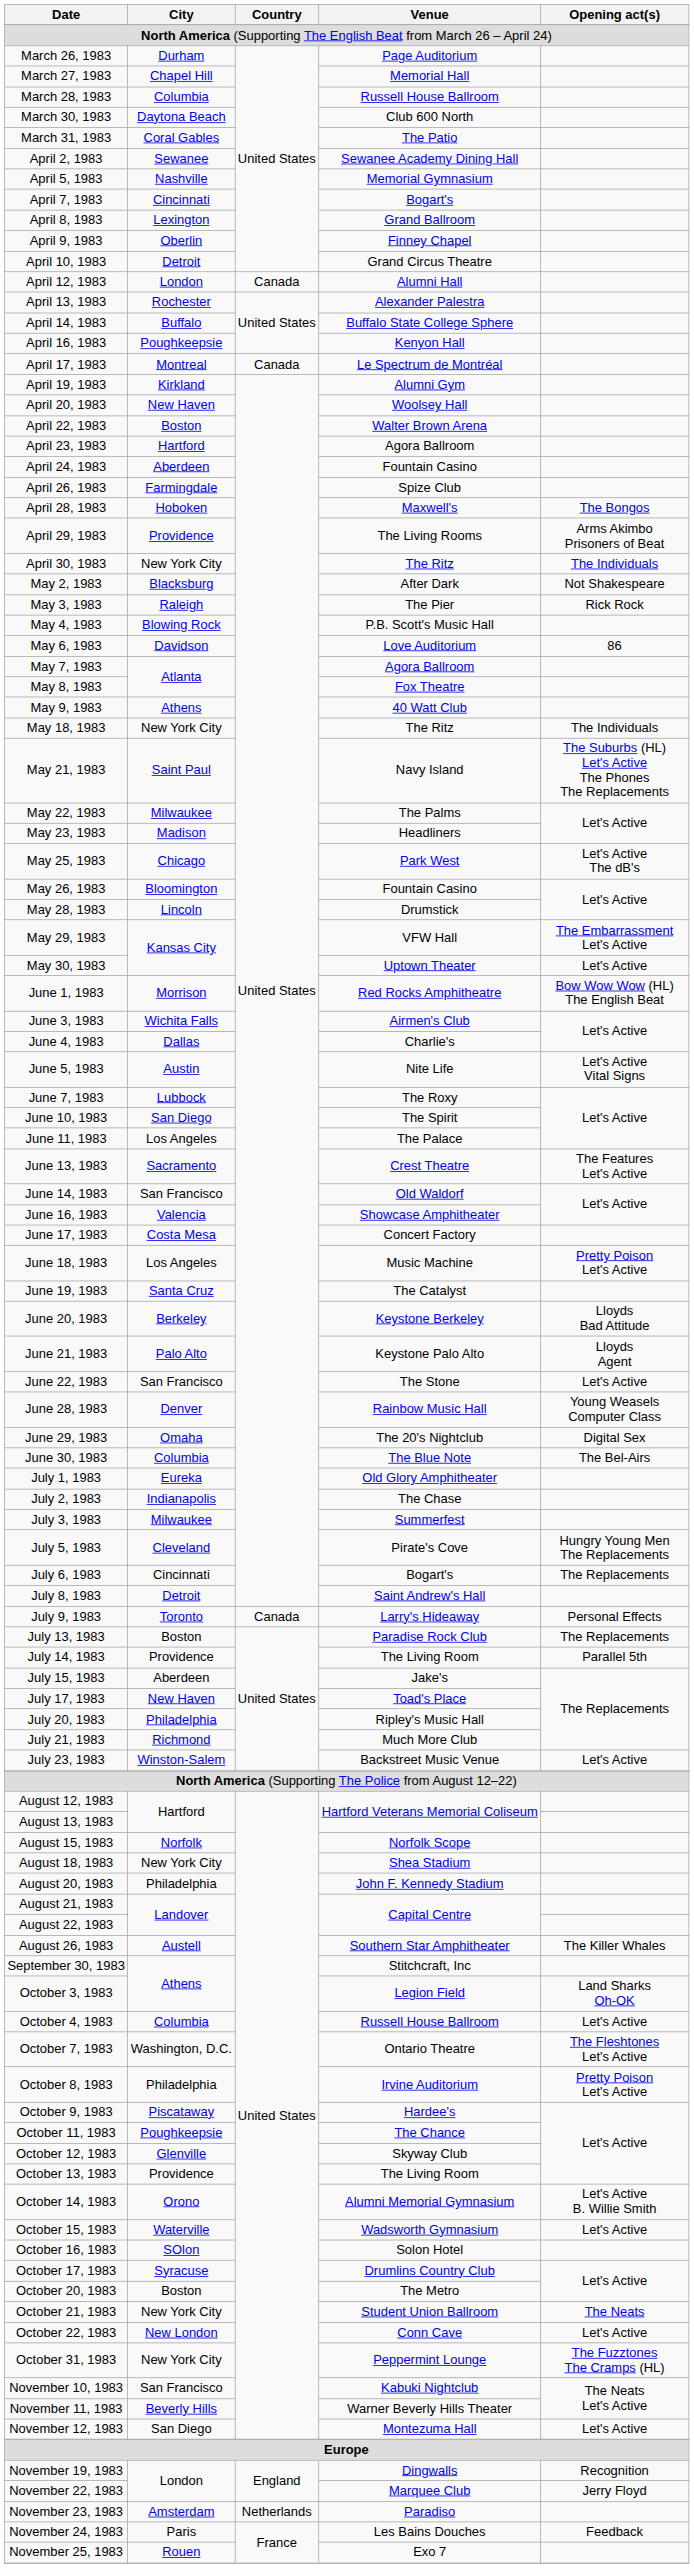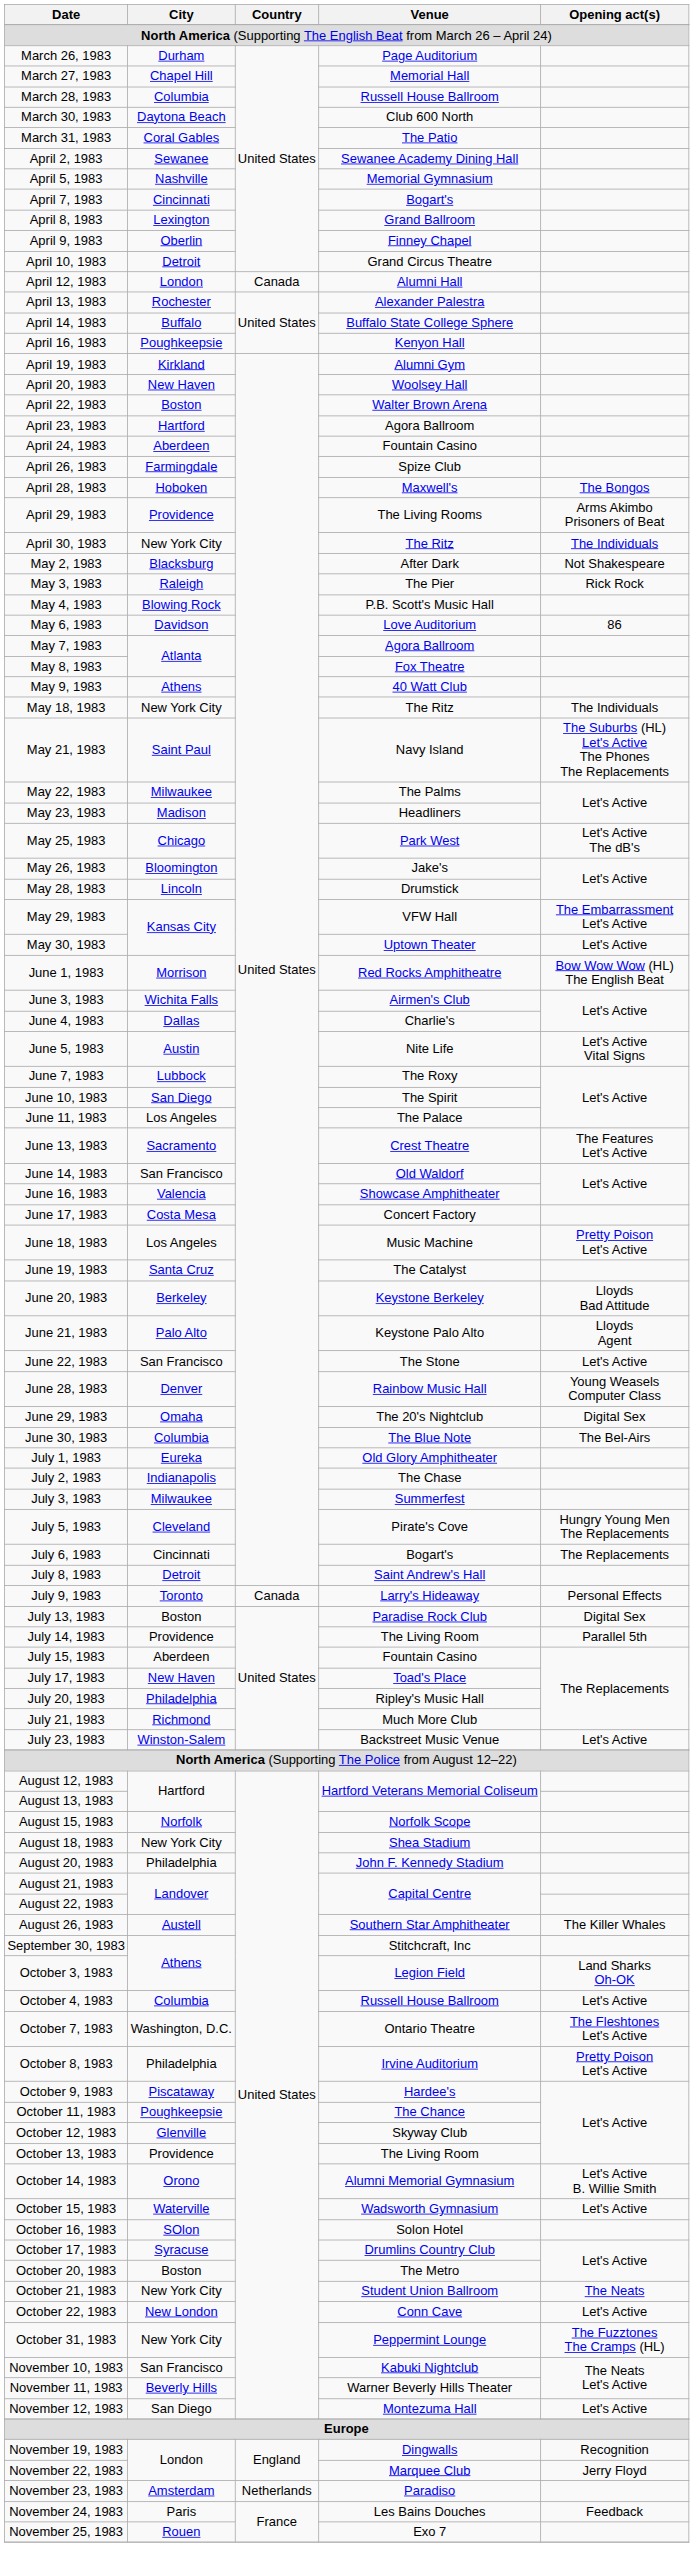- row: (66, 364)
(430, 889) Fountain Casino -> (430, 868) Jake's
(615, 1637) The Replacements -> (615, 1616) Digital Sex
(430, 1678) Jake's -> (430, 1657) Fountain Casino
